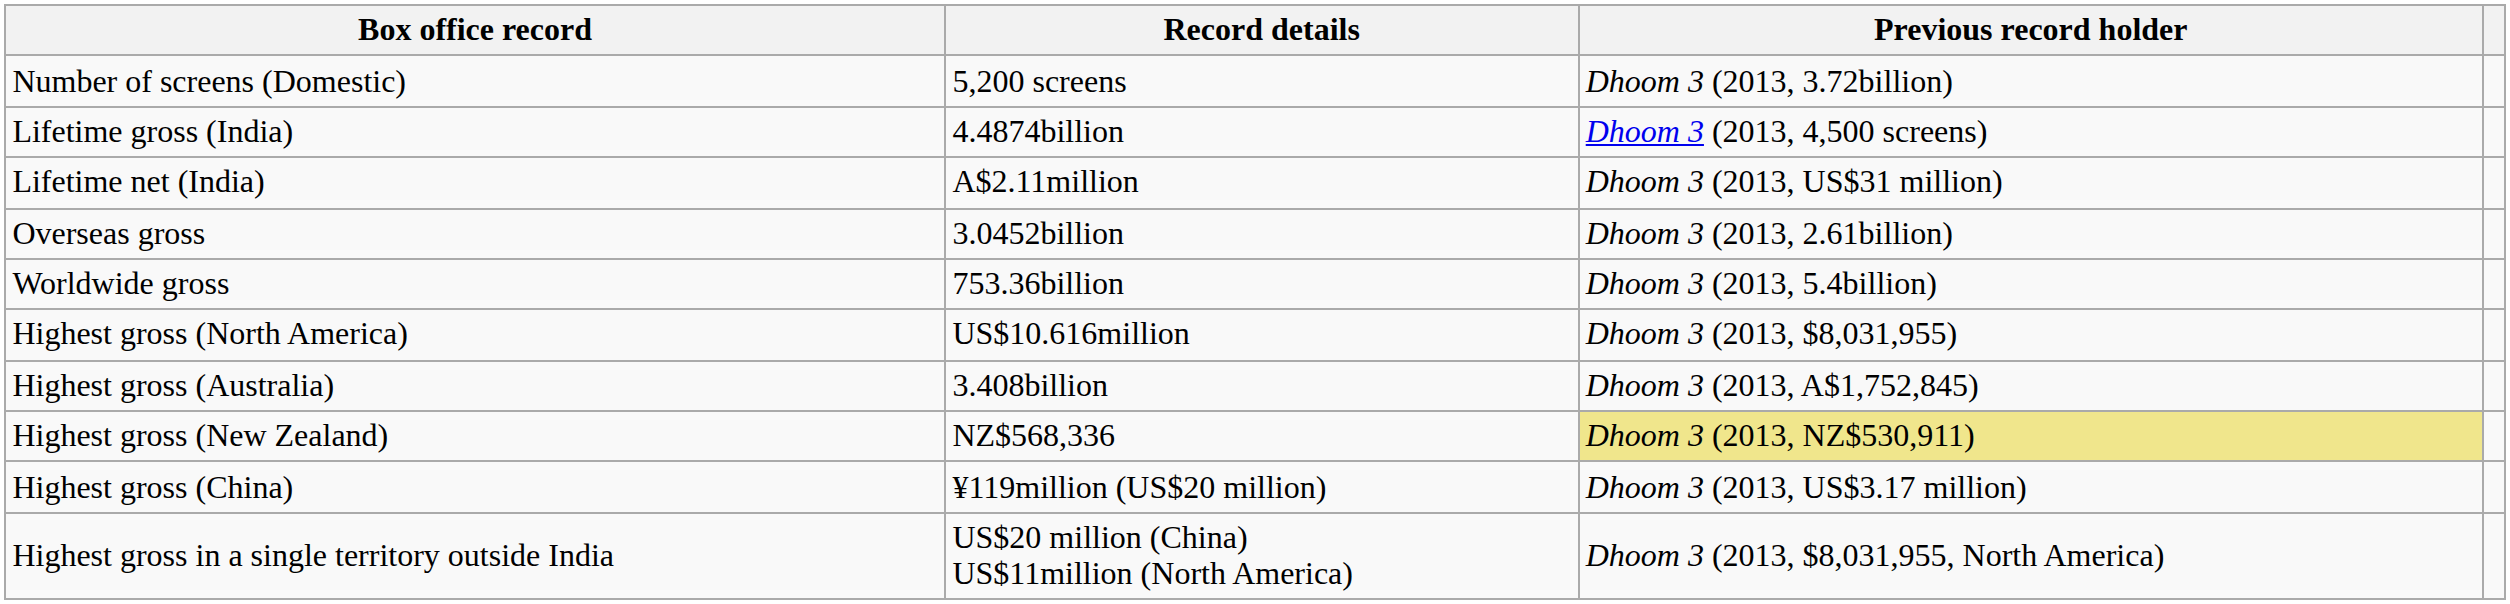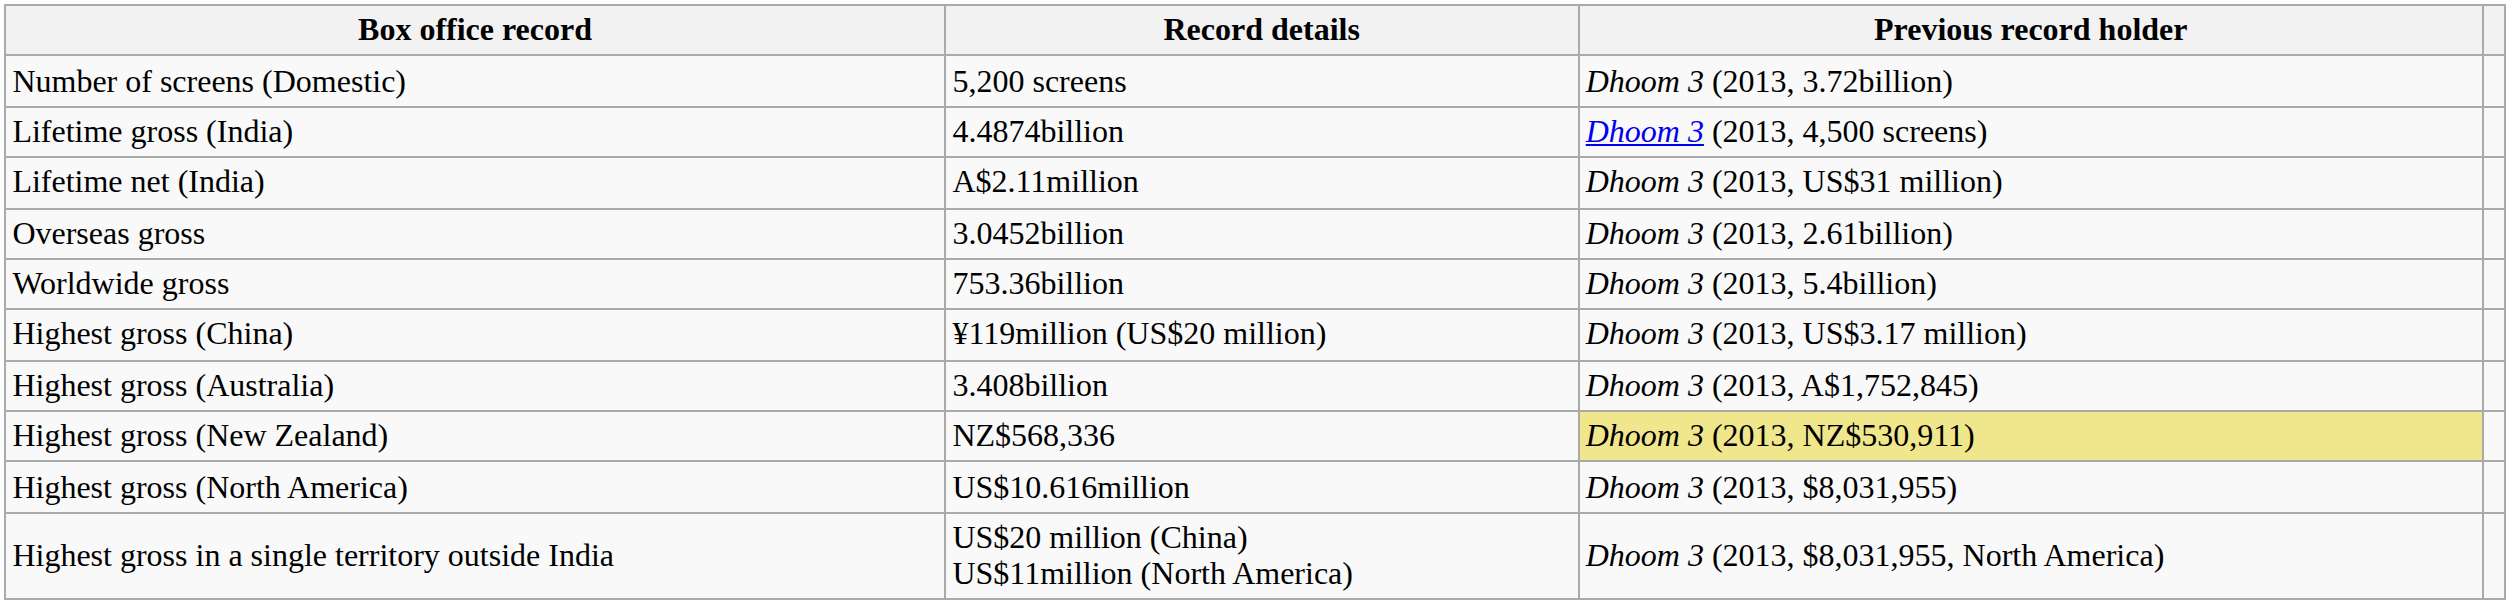rows swapped: (210, 334) <-> (153, 486)
